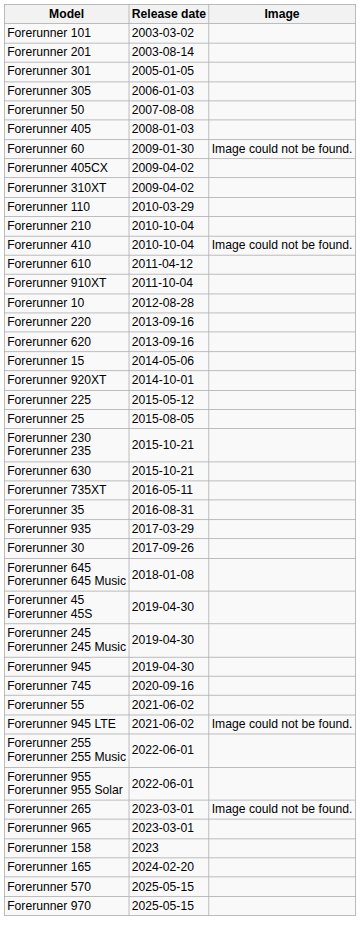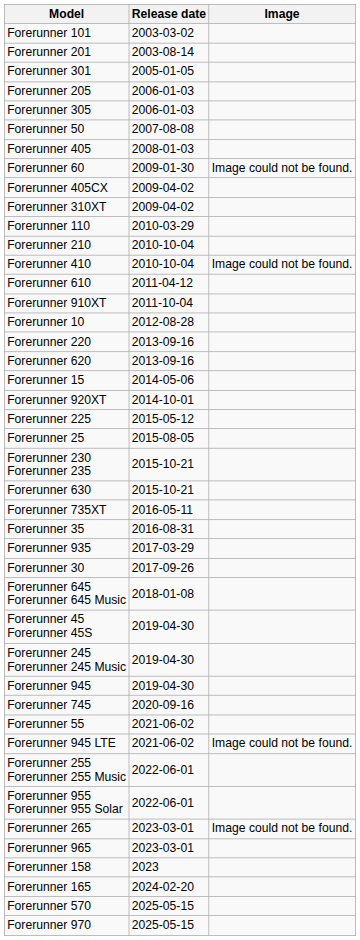+ row: (49, 91)
